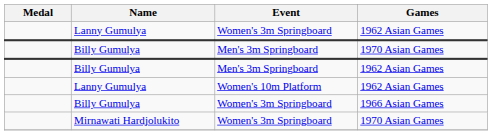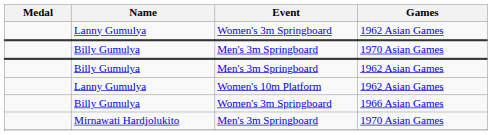(274, 121) Women's 3m Springboard -> (268, 121) Men's 3m Springboard
